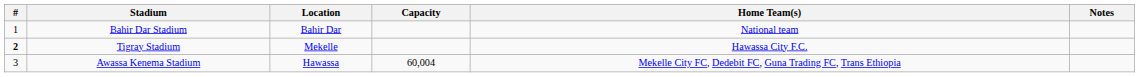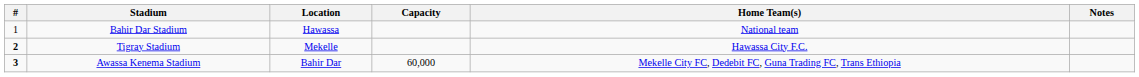(321, 29) Bahir Dar -> (321, 29) Hawassa
(15, 62) normal -> (15, 62) bold
(321, 62) Hawassa -> (321, 62) Bahir Dar
(421, 62) 60,004 -> (421, 62) 60,000
